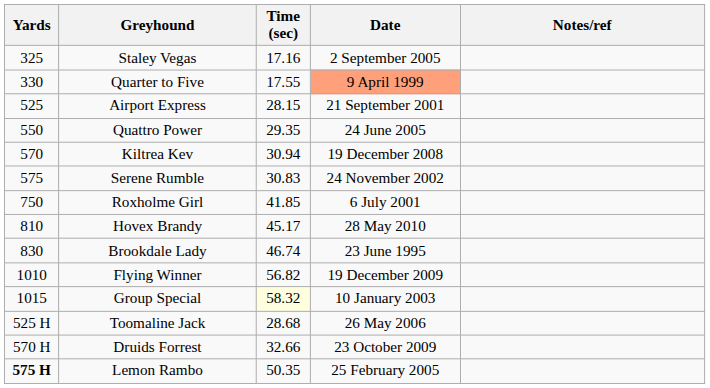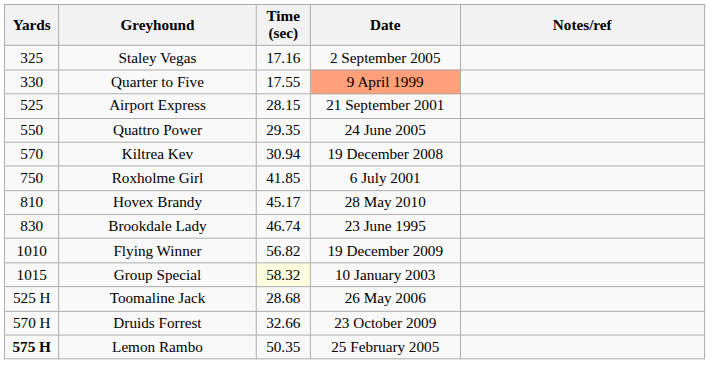- row: (157, 178)
